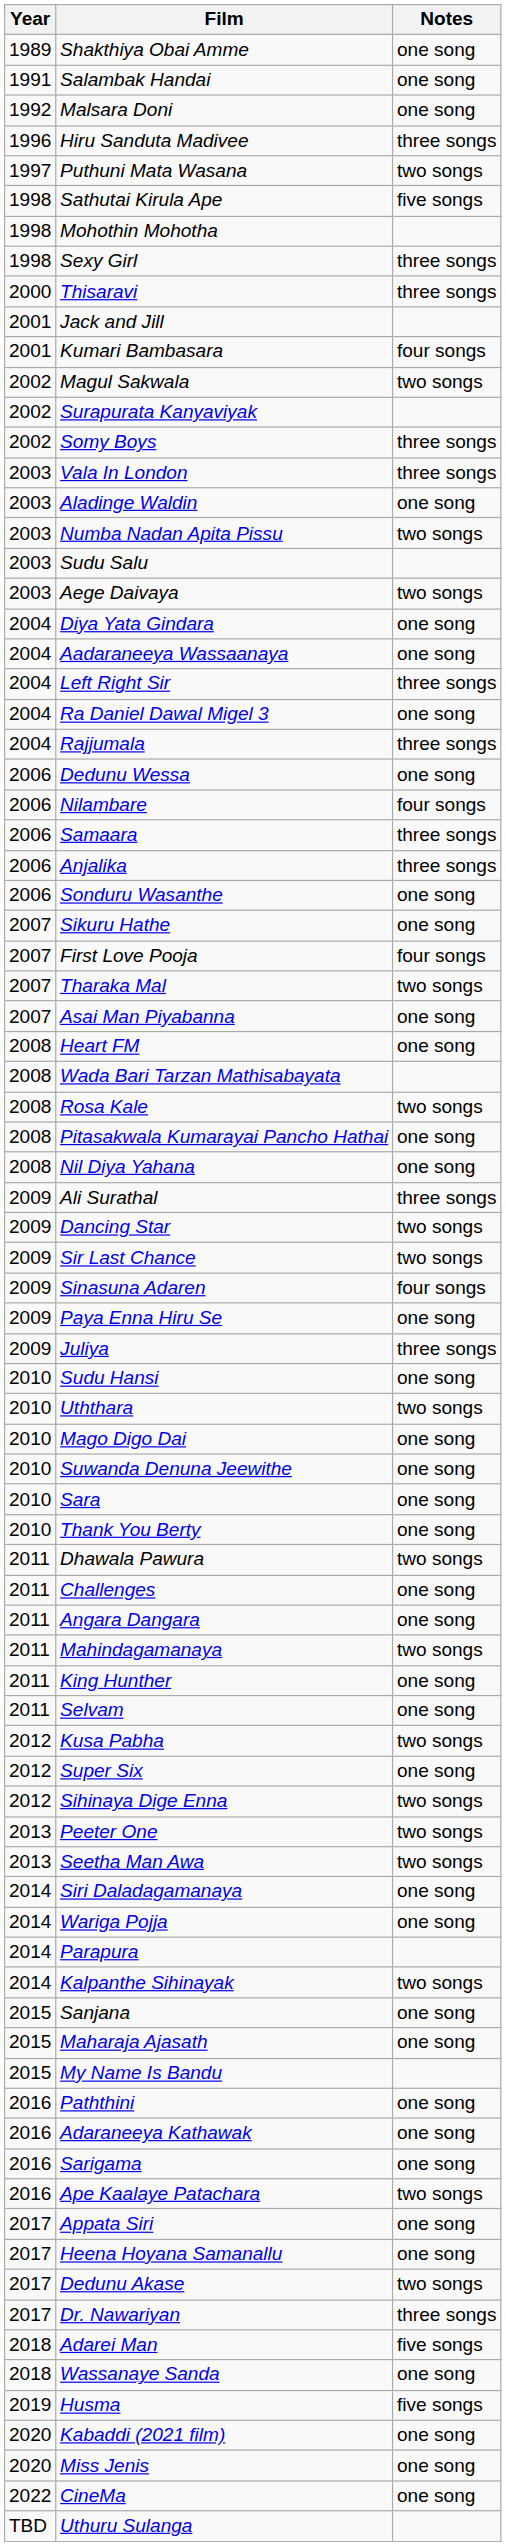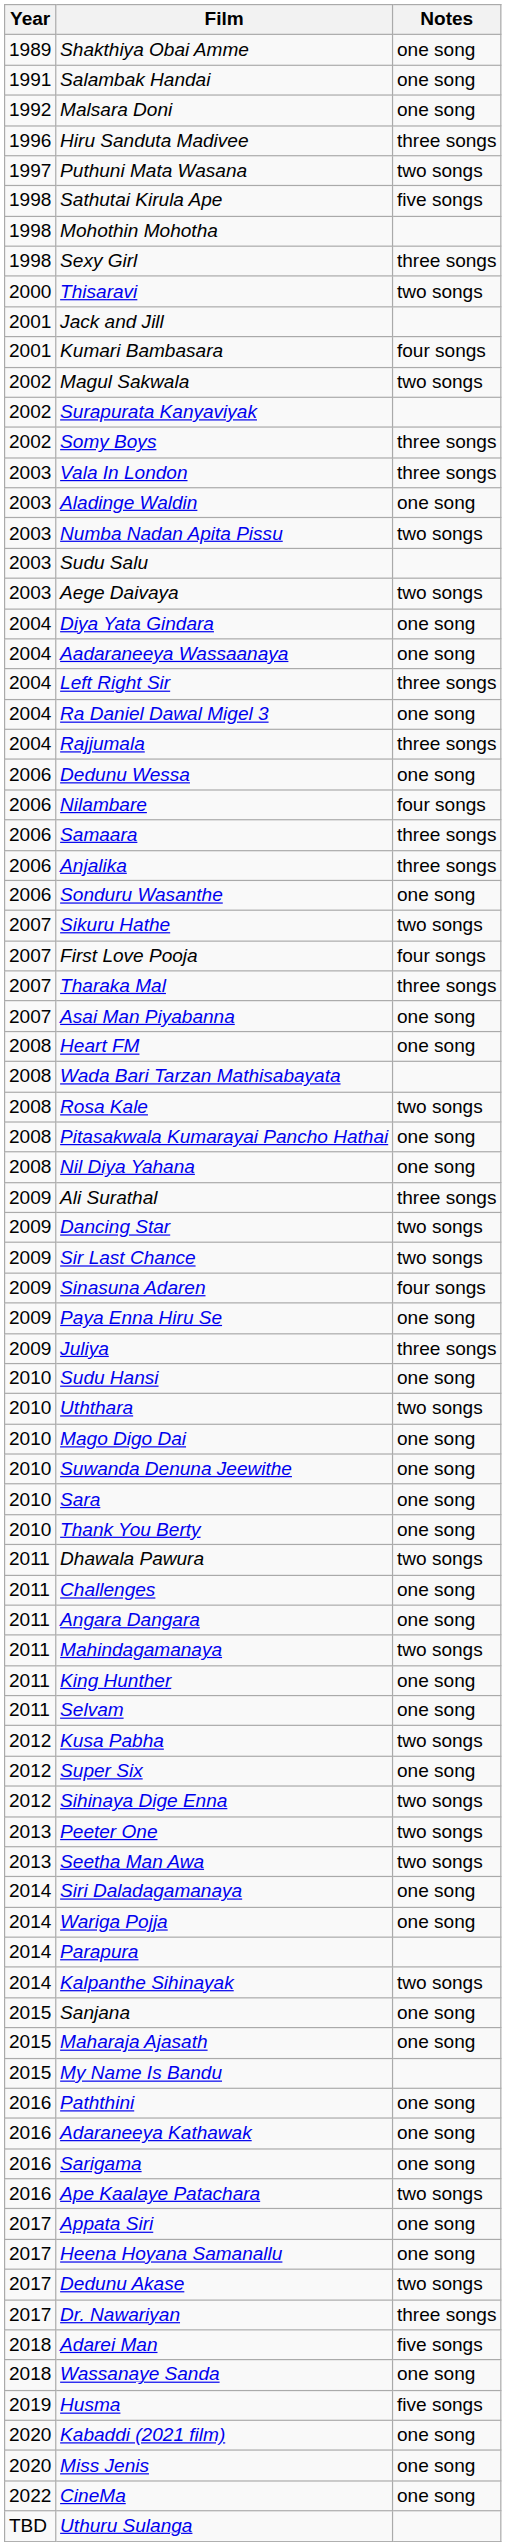(447, 291) three songs -> (440, 291) two songs
(436, 925) one song -> (440, 925) two songs
(440, 985) two songs -> (447, 985) three songs
